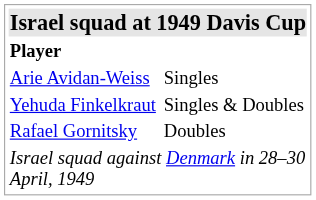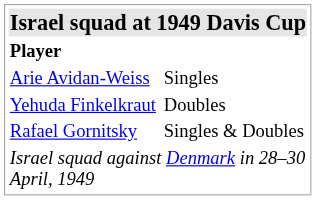(234, 104) Singles & Doubles -> (195, 104) Doubles
(195, 131) Doubles -> (234, 131) Singles & Doubles
